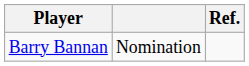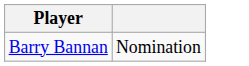- column: (225, 18)
